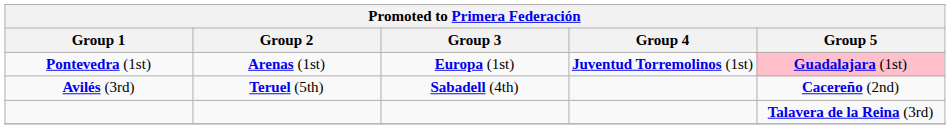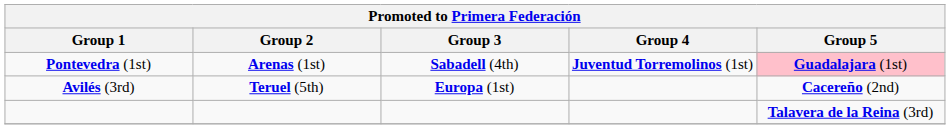(474, 64) Europa (1st) -> (474, 64) Sabadell (4th)
(474, 87) Sabadell (4th) -> (474, 87) Europa (1st)
